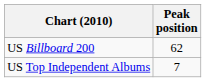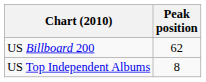(177, 67) 7 -> (177, 67) 8
